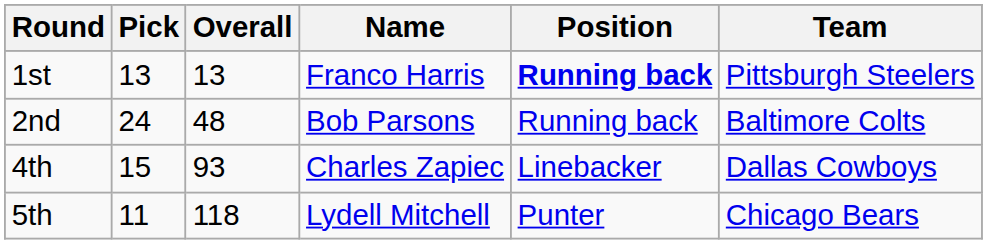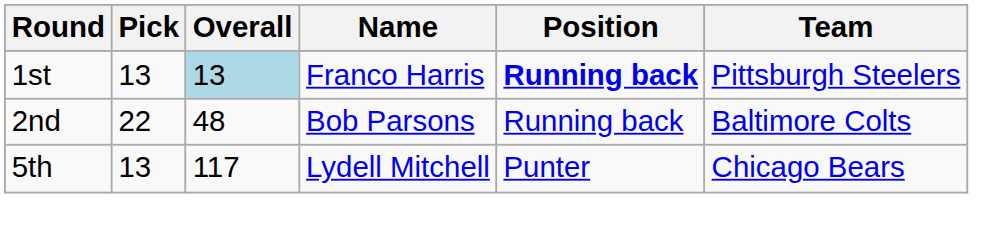(209, 74) no background -> (209, 74) lightblue background
(135, 121) 24 -> (135, 121) 22
- row: (32, 167)
(134, 214) 11 -> (135, 167) 13
(216, 214) 118 -> (216, 167) 117
